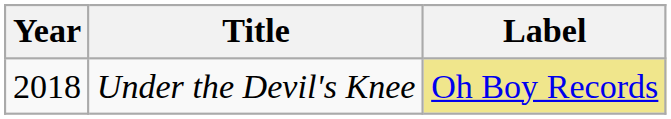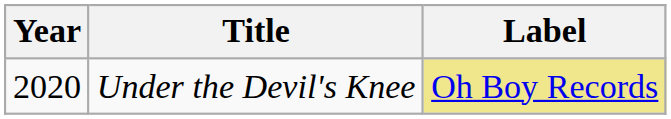(47, 85) 2018 -> (47, 85) 2020
